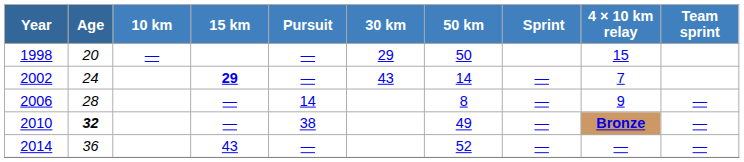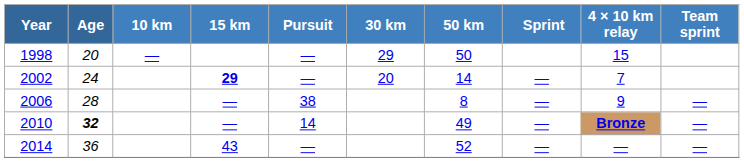(386, 78) 43 -> (386, 78) 20
(308, 101) 14 -> (308, 101) 38
(308, 124) 38 -> (308, 124) 14
